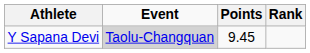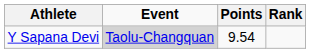(242, 37) 9.45 -> (242, 37) 9.54
